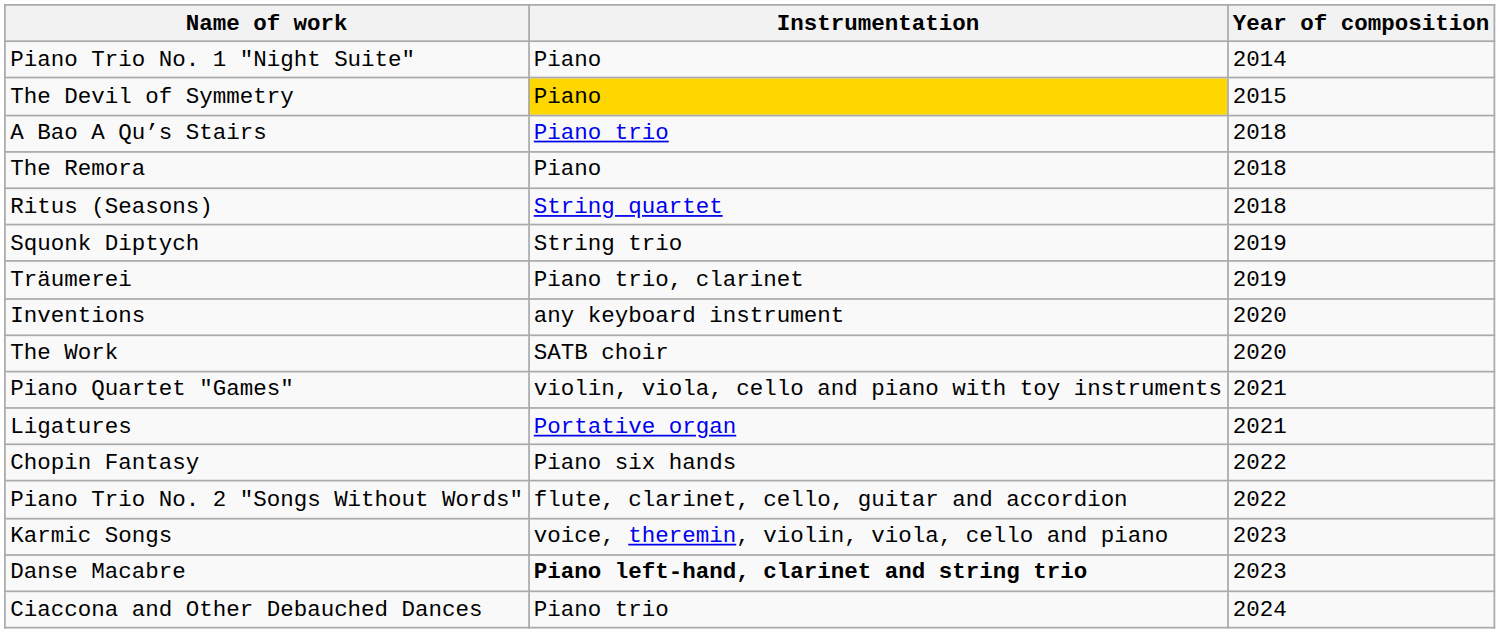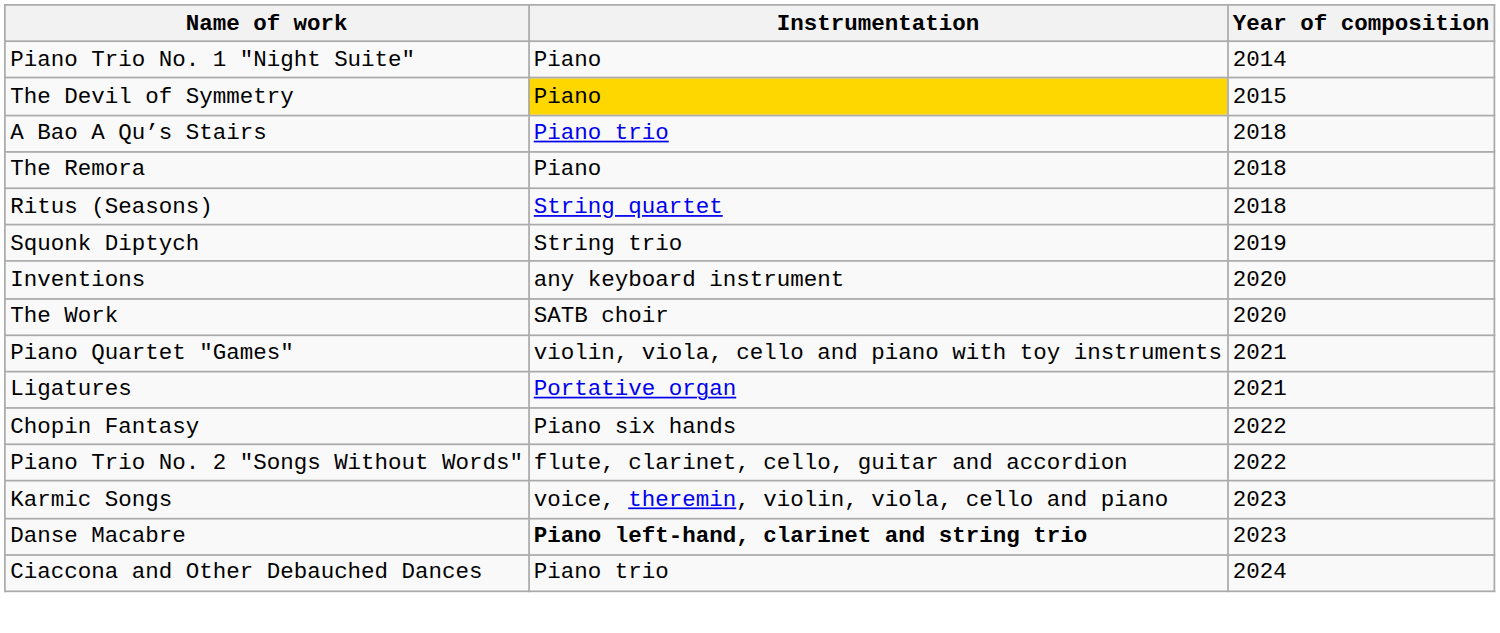- row: (71, 280)
